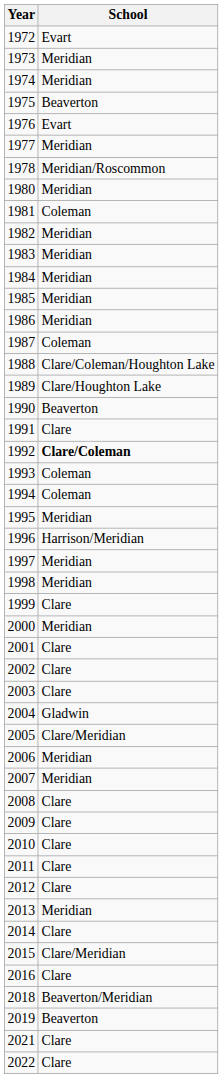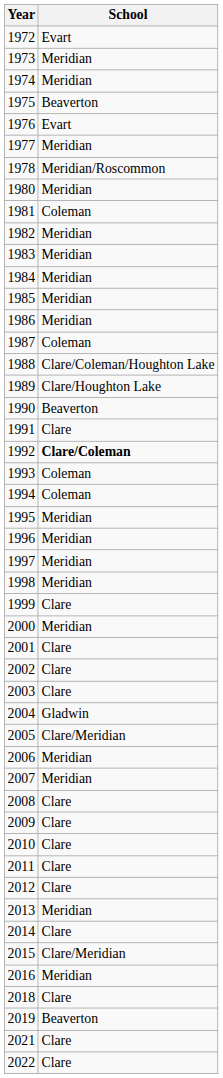(93, 539) Harrison/Meridian -> (67, 539) Meridian
(56, 975) Clare -> (67, 975) Meridian
(97, 997) Beaverton/Meridian -> (56, 997) Clare
